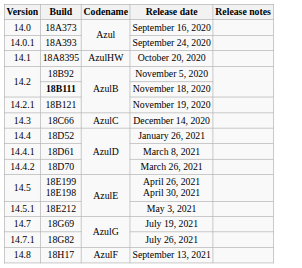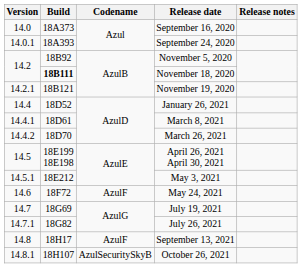- row: (172, 58)
- row: (172, 120)
+ row: (196, 193)
+ row: (196, 255)
